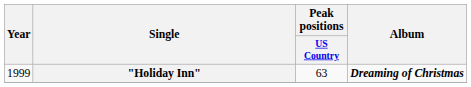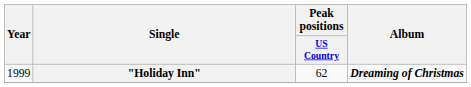(321, 73) 63 -> (321, 73) 62
